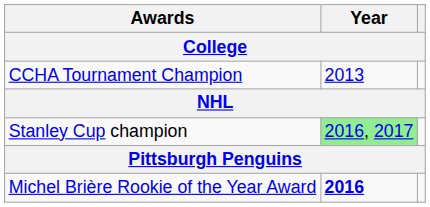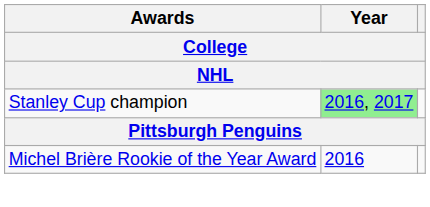- row: (125, 74)
(344, 187) bold -> (344, 159) normal
